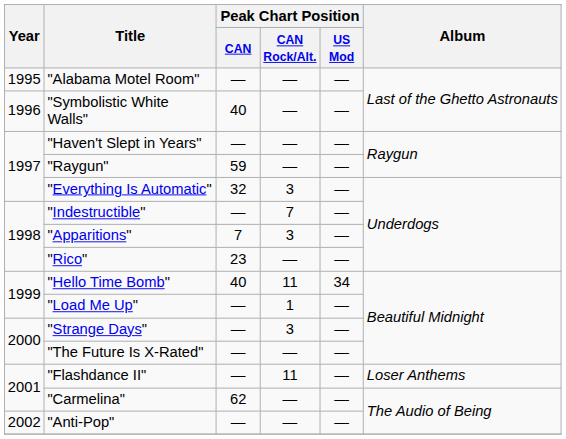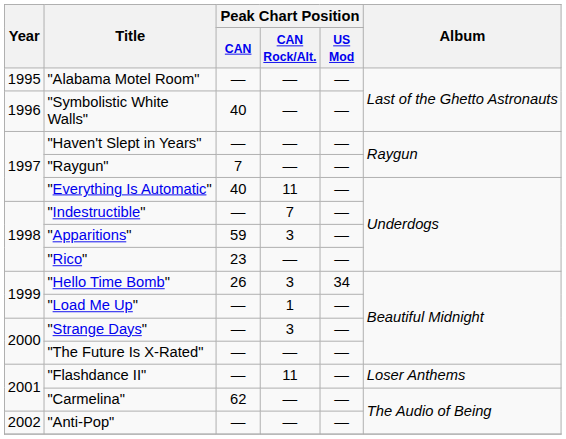(238, 166) 59 -> (238, 166) 7
(238, 189) 32 -> (238, 189) 40
(290, 189) 3 -> (290, 189) 11
(238, 236) 7 -> (238, 236) 59
(238, 282) 40 -> (238, 282) 26
(290, 282) 11 -> (290, 282) 3
